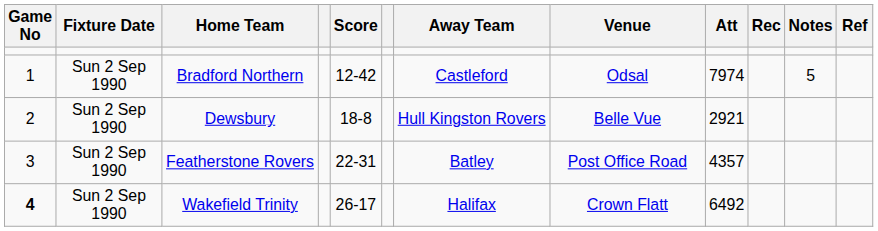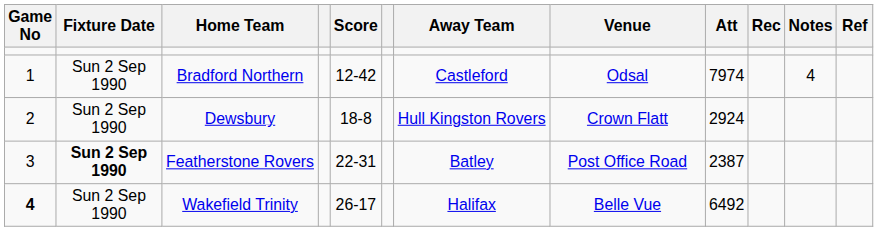(811, 76) 5 -> (811, 76) 4
(627, 119) Belle Vue -> (627, 119) Crown Flatt
(727, 119) 2921 -> (727, 119) 2924
(109, 162) normal -> (109, 162) bold
(727, 162) 4357 -> (727, 162) 2387
(627, 205) Crown Flatt -> (627, 205) Belle Vue
